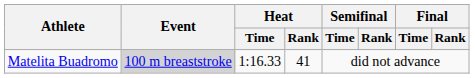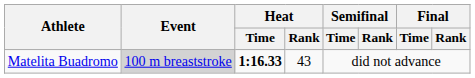(260, 61) normal -> (260, 61) bold
(303, 61) 41 -> (304, 61) 43
